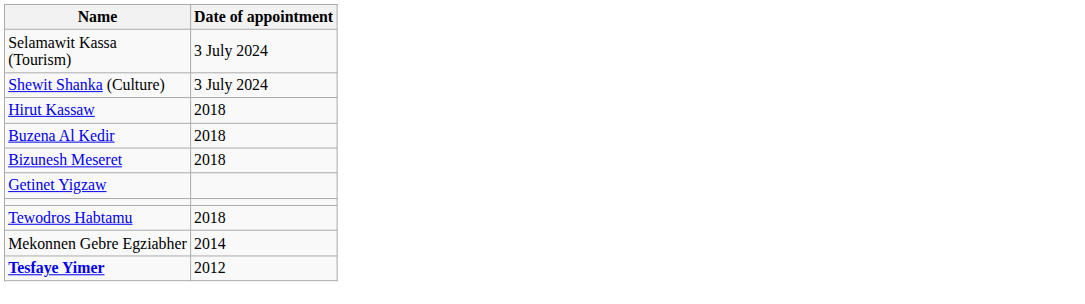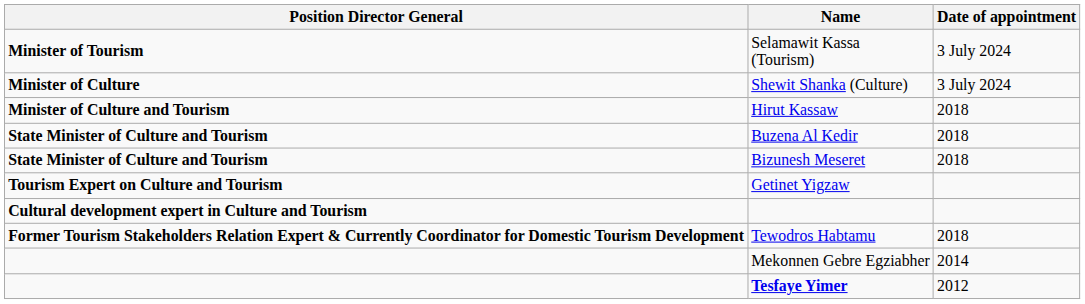+ column: (376, 17)
